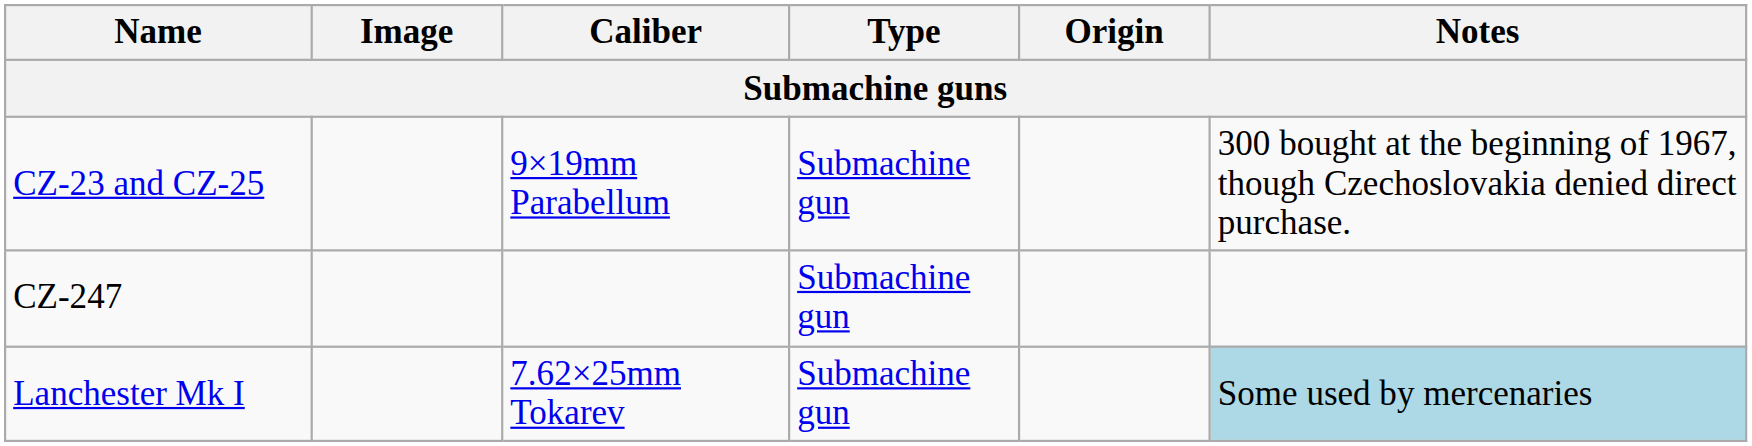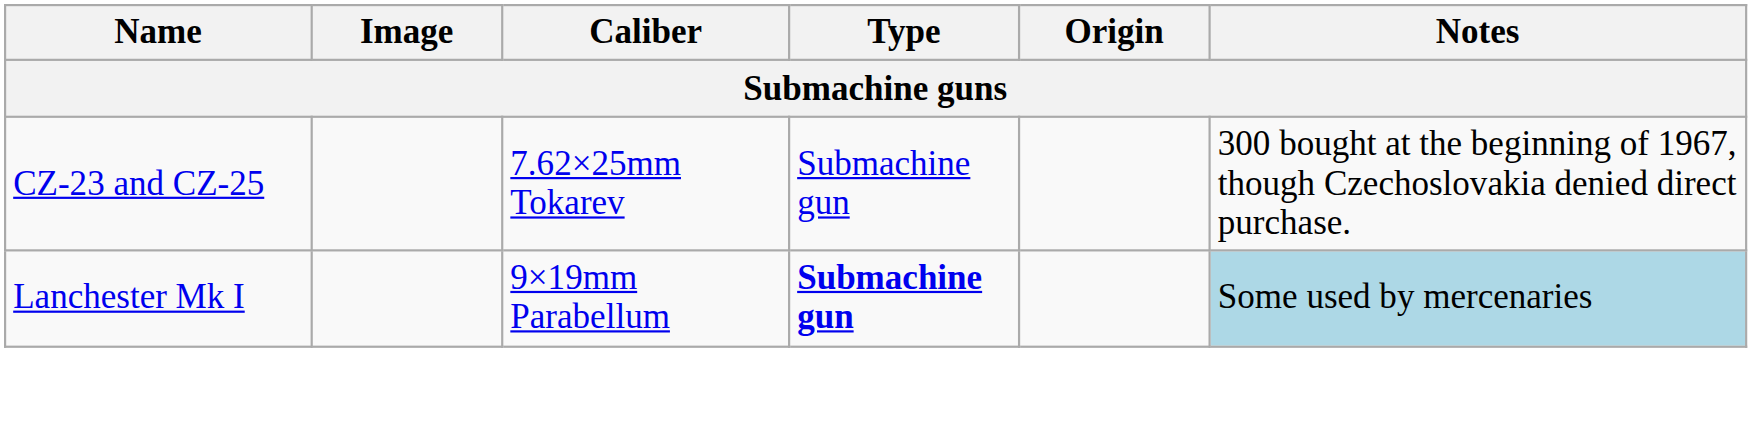(590, 182) 9×19mm Parabellum -> (596, 182) 7.62×25mm Tokarev
- row: (68, 297)
(596, 392) 7.62×25mm Tokarev -> (590, 297) 9×19mm Parabellum
(884, 392) normal -> (890, 297) bold
